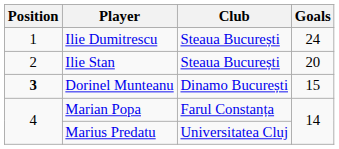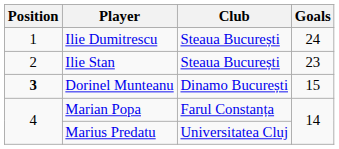(313, 62) 20 -> (313, 62) 23
